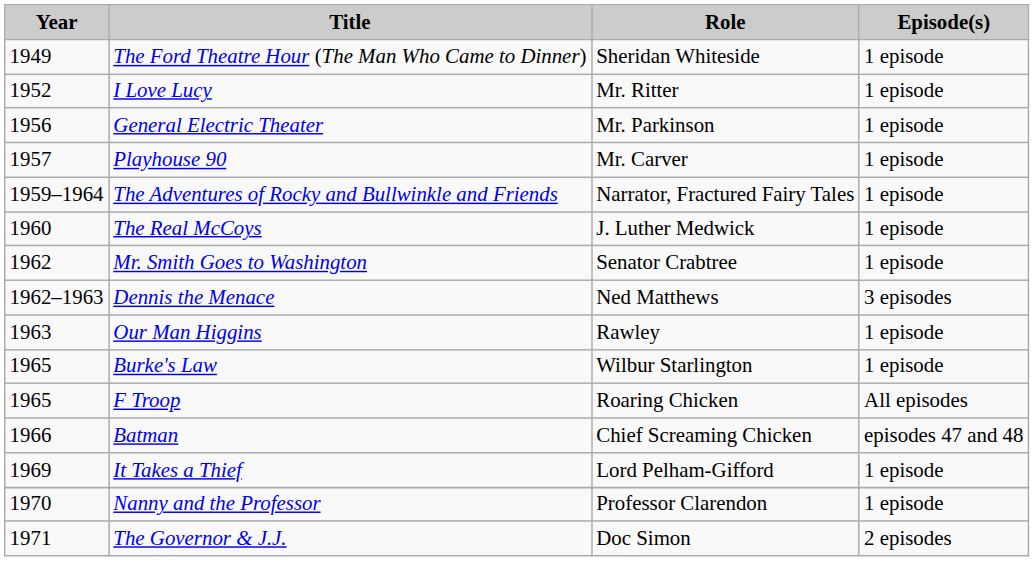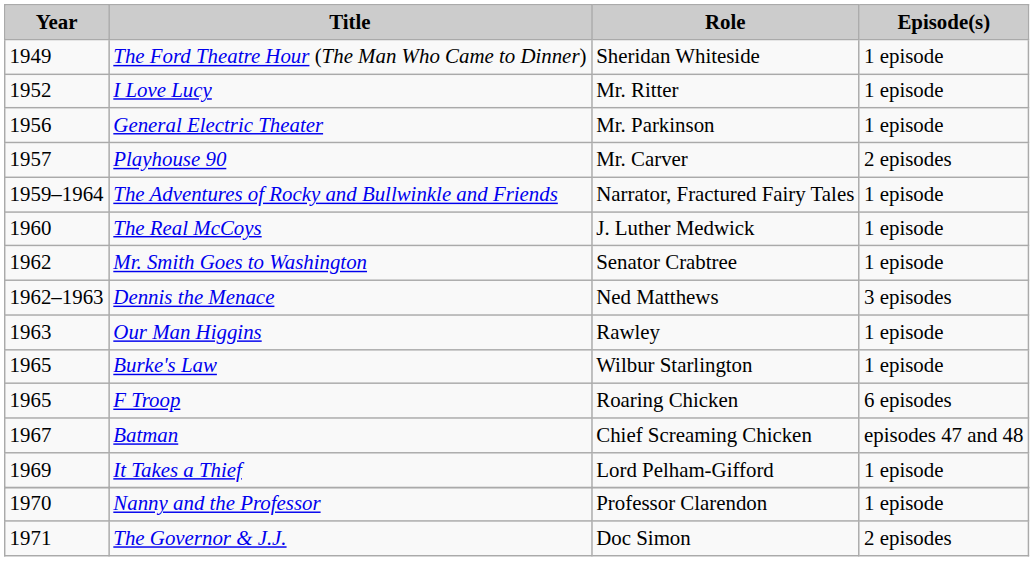(904, 159) 1 episode -> (908, 159) 2 episodes
(916, 400) All episodes -> (908, 400) 6 episodes
(30, 435) 1966 -> (30, 435) 1967
